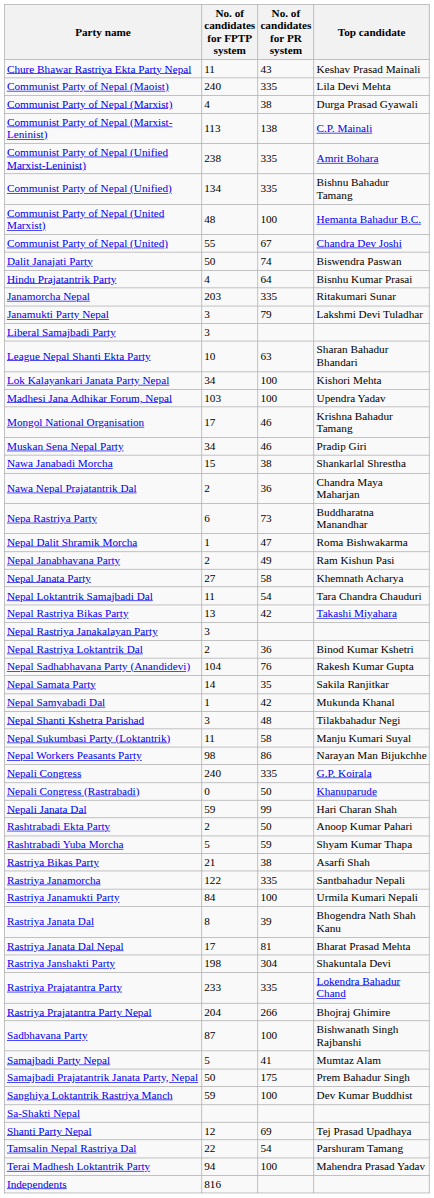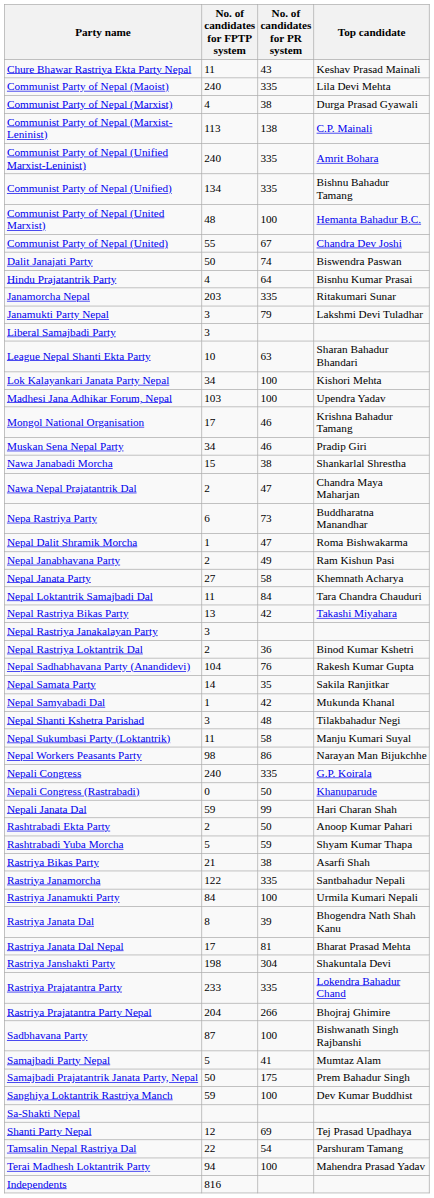(213, 158) 238 -> (213, 158) 240
(266, 488) 36 -> (266, 488) 47
(266, 596) 54 -> (266, 596) 84
